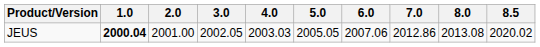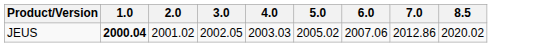- column: (463, 13)
(173, 32) 2001.00 -> (173, 32) 2001.02
(318, 32) 2005.05 -> (318, 32) 2005.02
